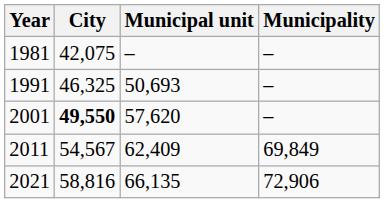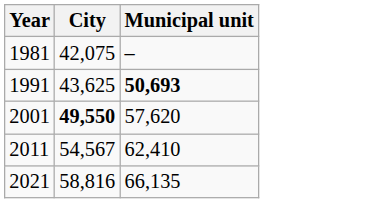- column: (319, 20)
(87, 85) 46,325 -> (87, 85) 43,625
(153, 85) normal -> (153, 85) bold
(153, 149) 62,409 -> (153, 149) 62,410
